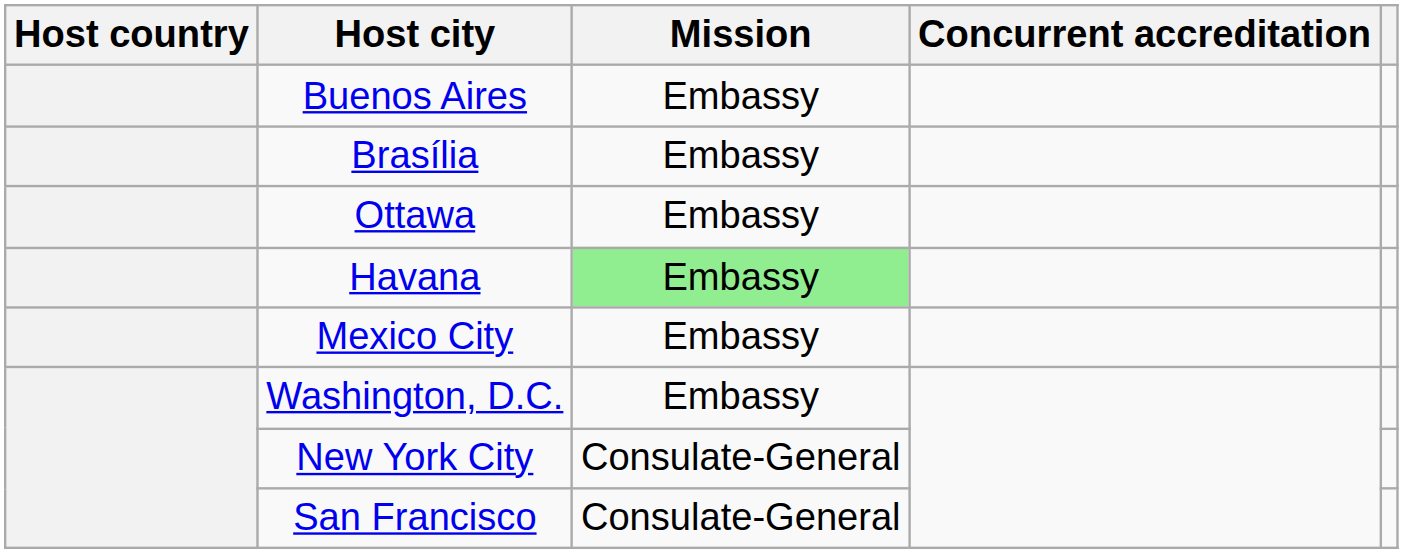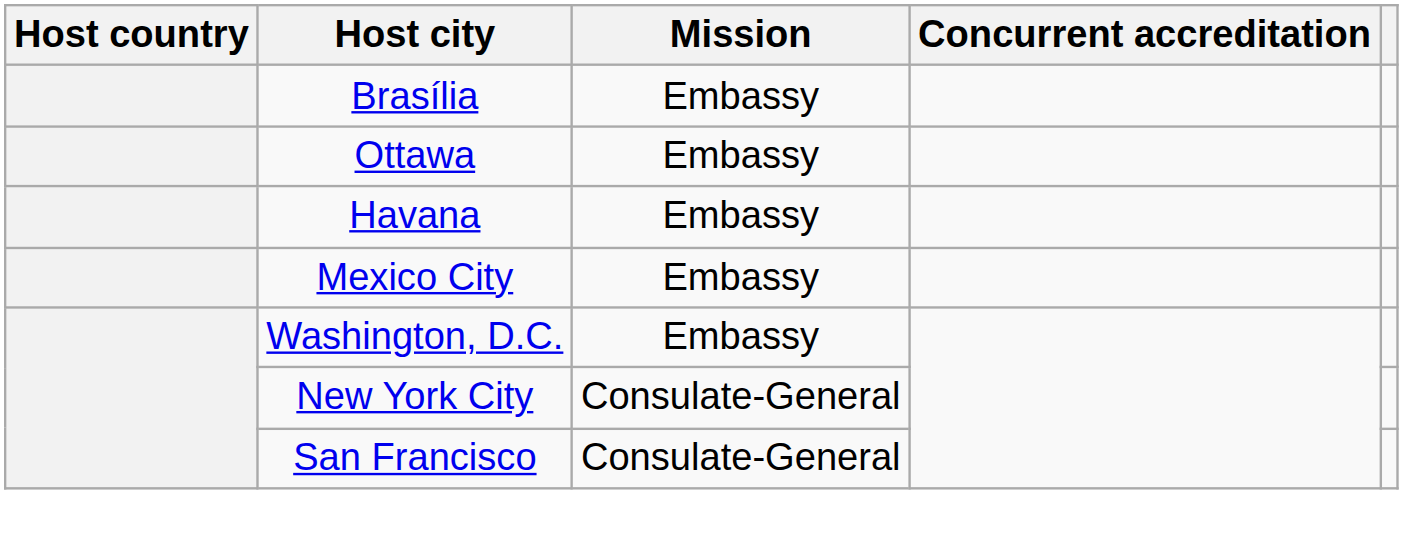- row: (415, 95)
(741, 276) lightgreen background -> (741, 215) no background
